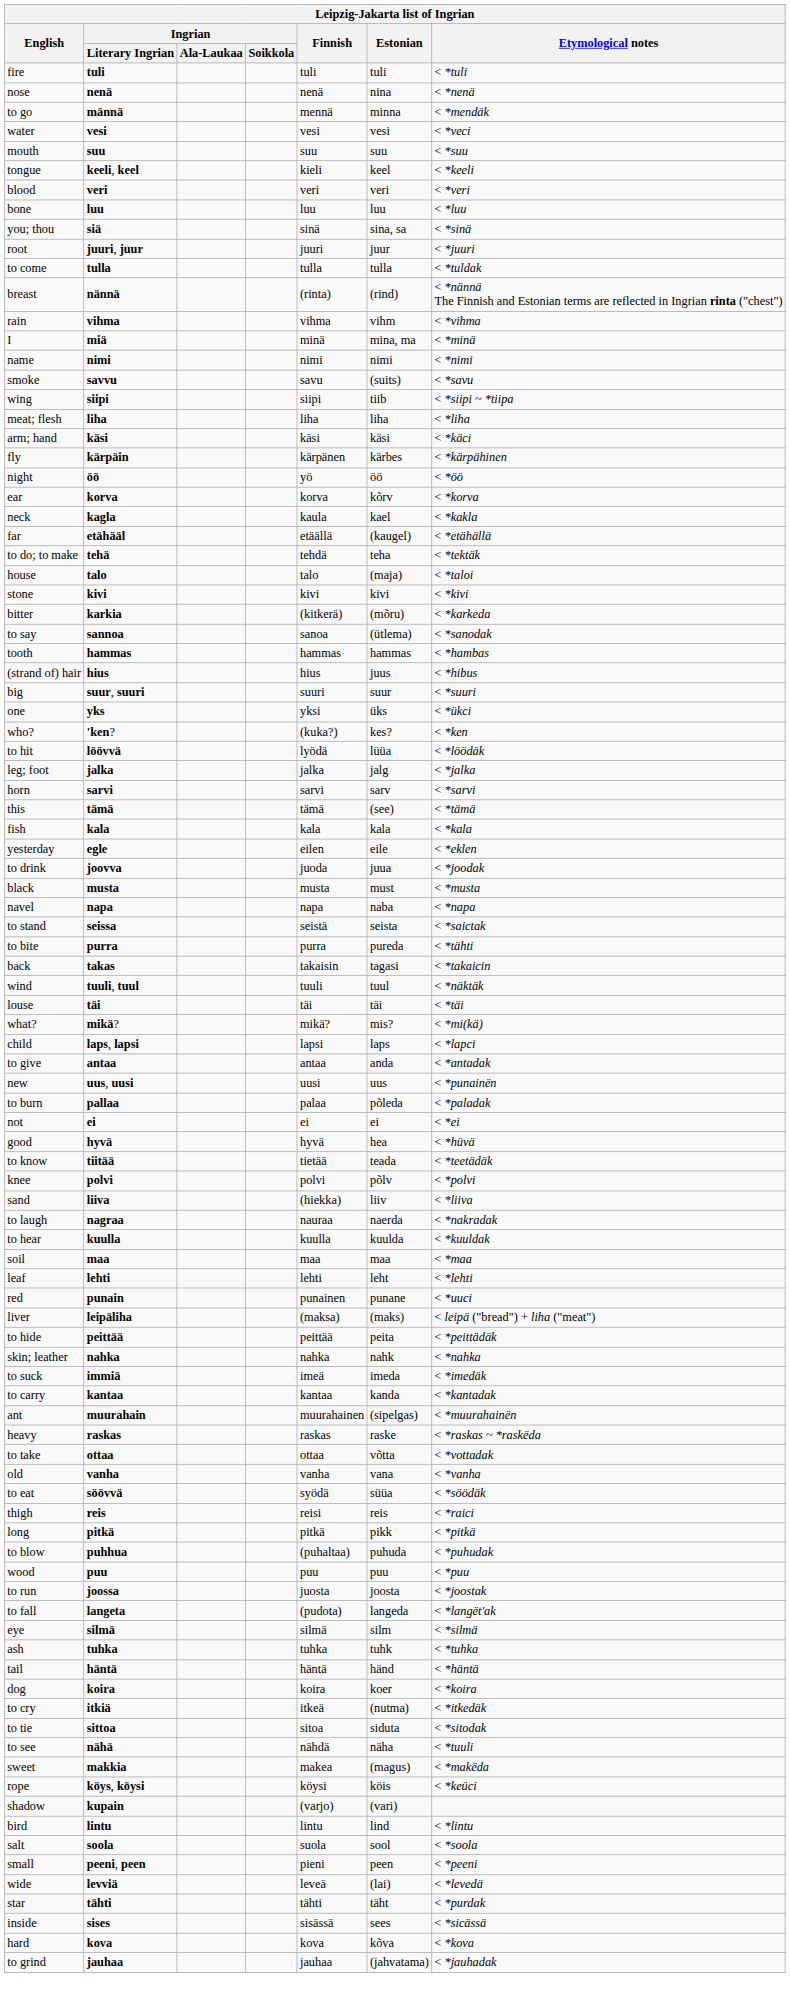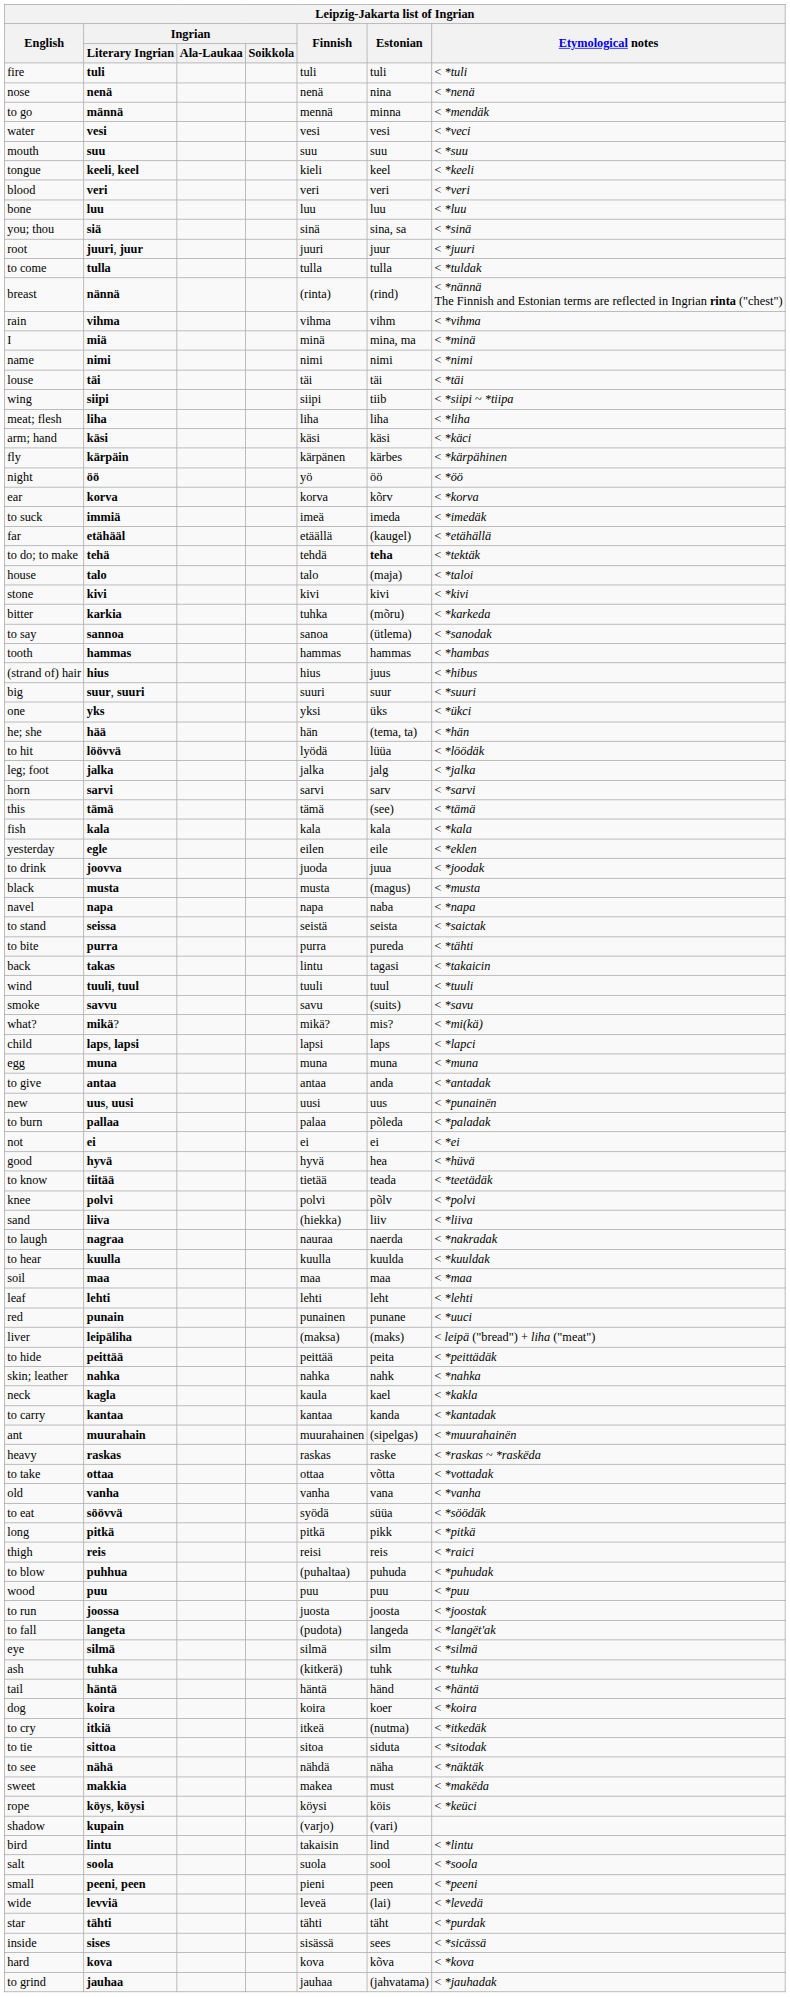rows swapped: (20, 1005) <-> (23, 379)
rows swapped: (19, 516) <-> (25, 1376)
(380, 555) normal -> (381, 555) bold
(321, 614) (kitkerä) -> (314, 614) tuhka
- row: (21, 731)
+ row: (25, 731)
(382, 887) must -> (390, 887) (magus)
(319, 965) takaisin -> (311, 965) lintu
(459, 985) < *näktäk -> (454, 985) < *tuuli
+ row: (16, 1063)
rows swapped: (20, 1513) <-> (18, 1532)
(314, 1649) tuhka -> (321, 1669) (kitkerä)
(454, 1747) < *tuuli -> (459, 1767) < *näktäk
(390, 1767) (magus) -> (382, 1786) must
(311, 1825) lintu -> (319, 1845) takaisin
